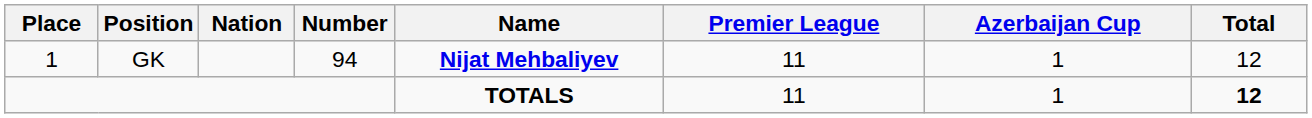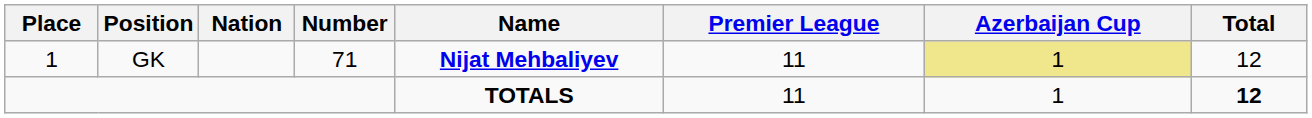(345, 59) 94 -> (345, 59) 71
(1058, 59) no background -> (1058, 59) khaki background
